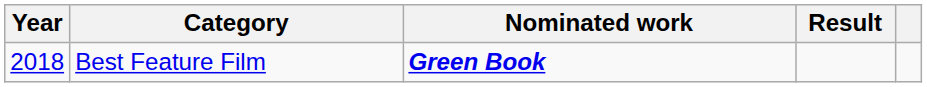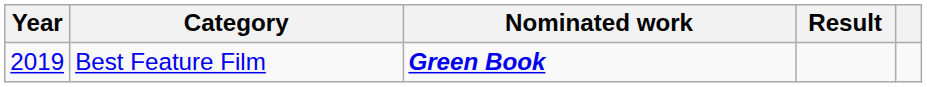(37, 61) 2018 -> (37, 61) 2019
